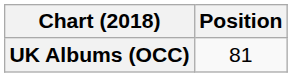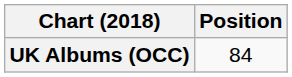(241, 54) 81 -> (241, 54) 84
